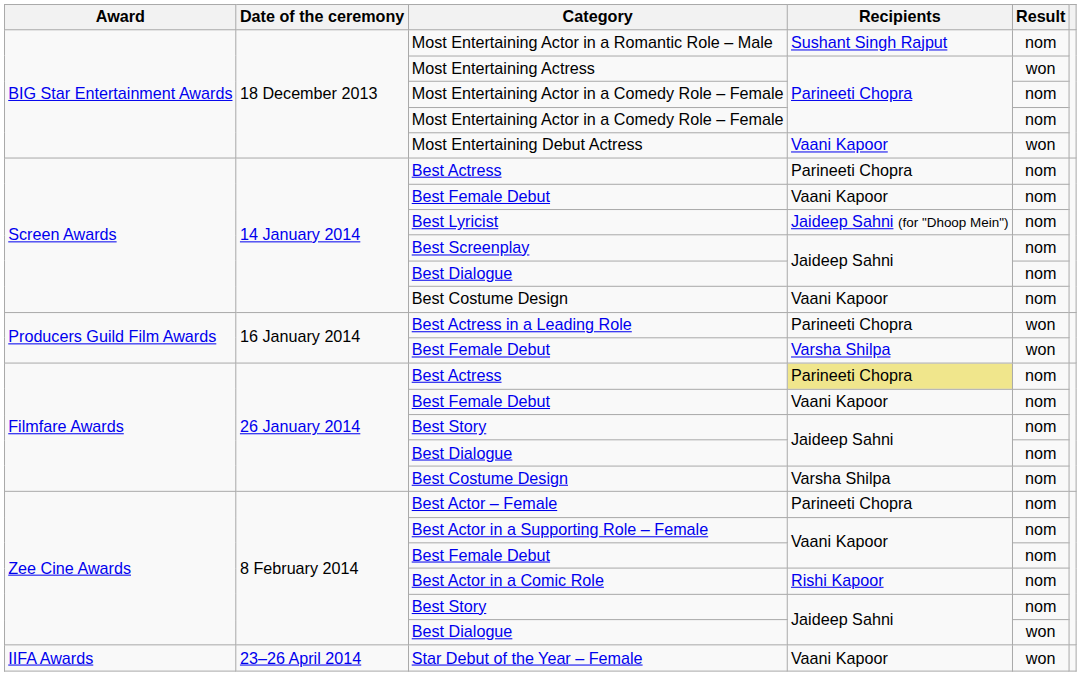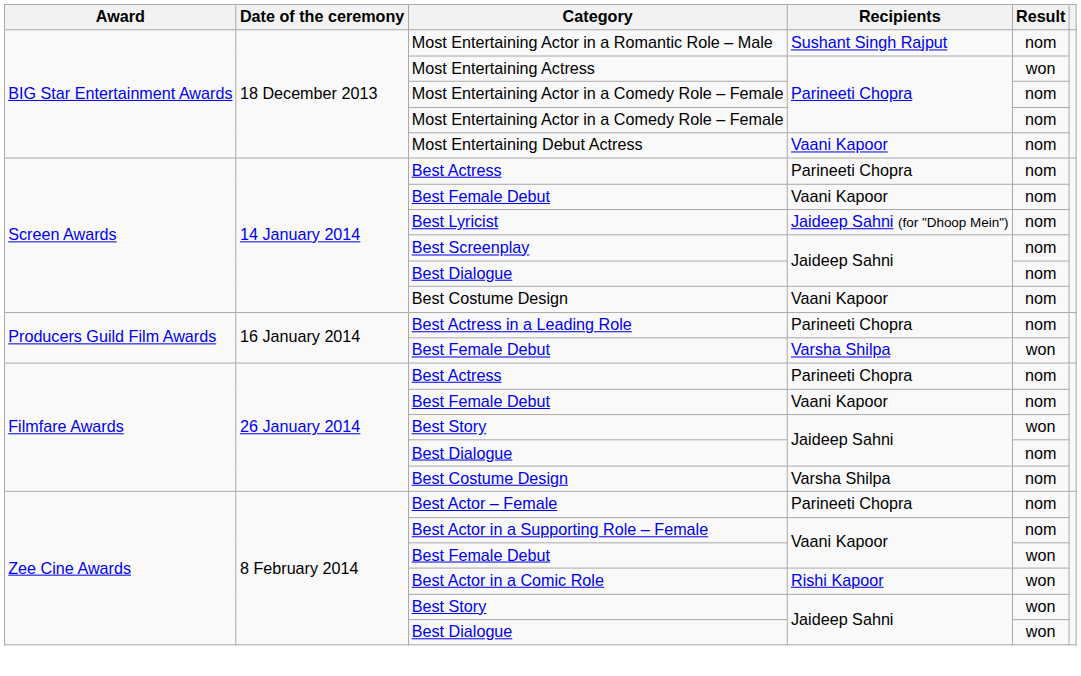(1041, 145) won -> (1041, 145) nom
(1041, 324) won -> (1041, 324) nom
(852, 376) khaki background -> (852, 376) no background
(1041, 427) nom -> (1041, 427) won
(1041, 555) nom -> (1041, 555) won
(1041, 581) nom -> (1041, 581) won
(1041, 606) nom -> (1041, 606) won
- row: (51, 658)
